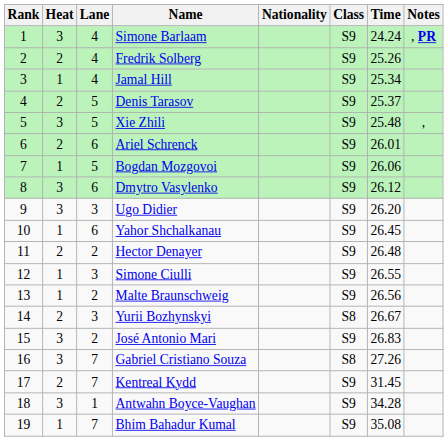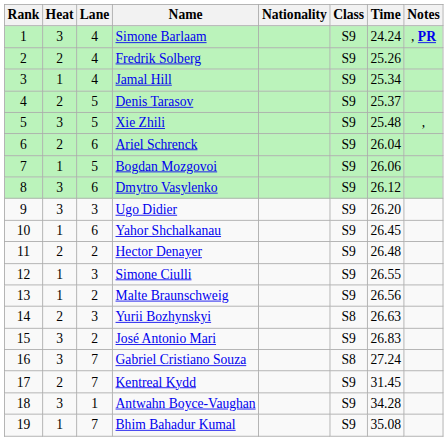(386, 144) 26.01 -> (386, 144) 26.04
(386, 317) 26.67 -> (386, 317) 26.63
(386, 360) 27.26 -> (386, 360) 27.24
